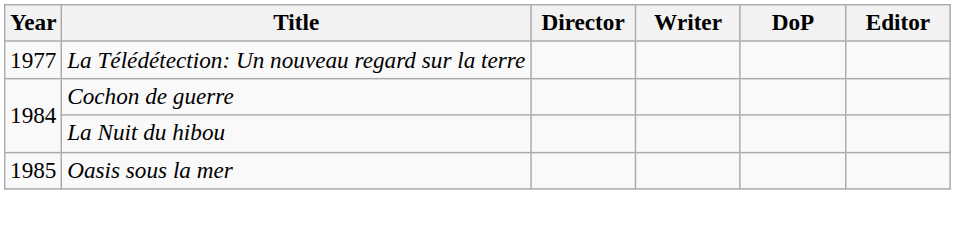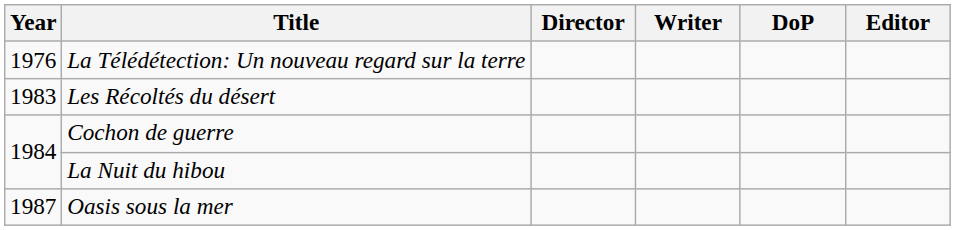(33, 59) 1977 -> (33, 59) 1976
+ row: (171, 96)
(33, 170) 1985 -> (33, 206) 1987
